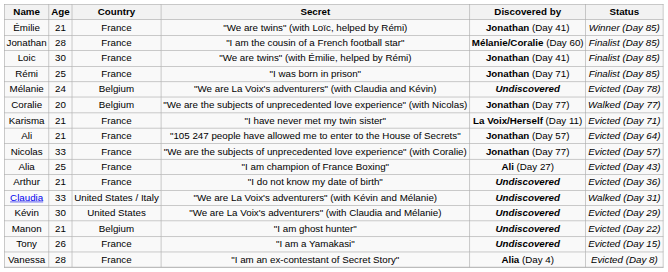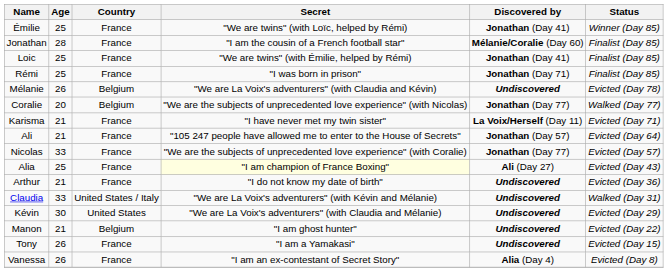(60, 27) 21 -> (60, 27) 25
(60, 58) 30 -> (60, 58) 25
(60, 89) 24 -> (60, 89) 26
(315, 167) no background -> (315, 167) lightyellow background
(60, 259) 28 -> (60, 259) 26
